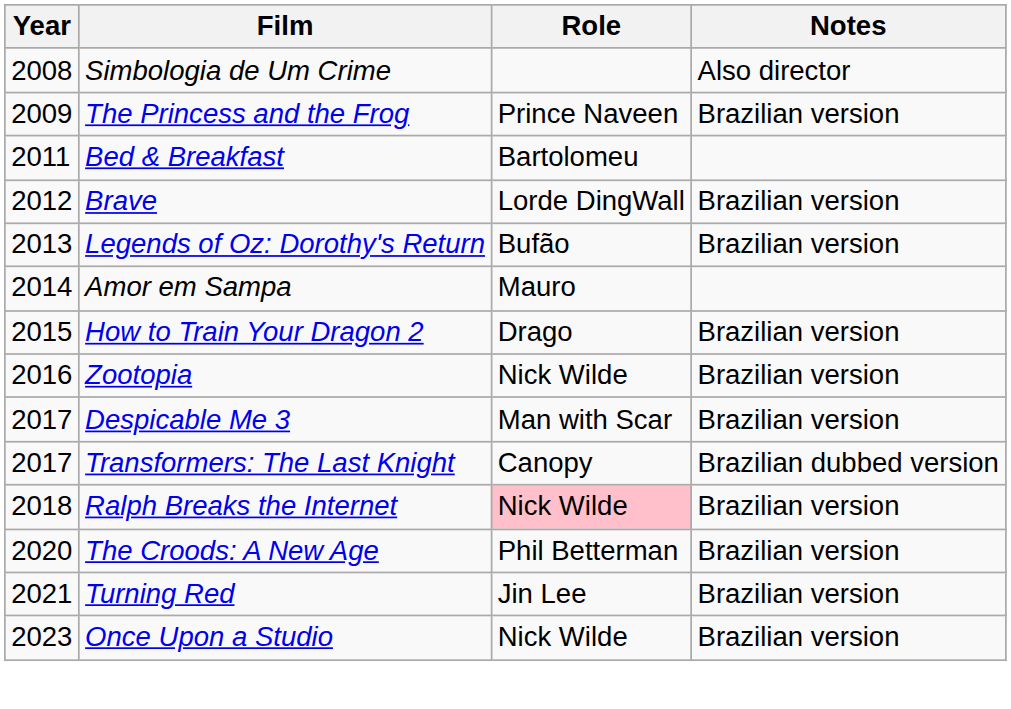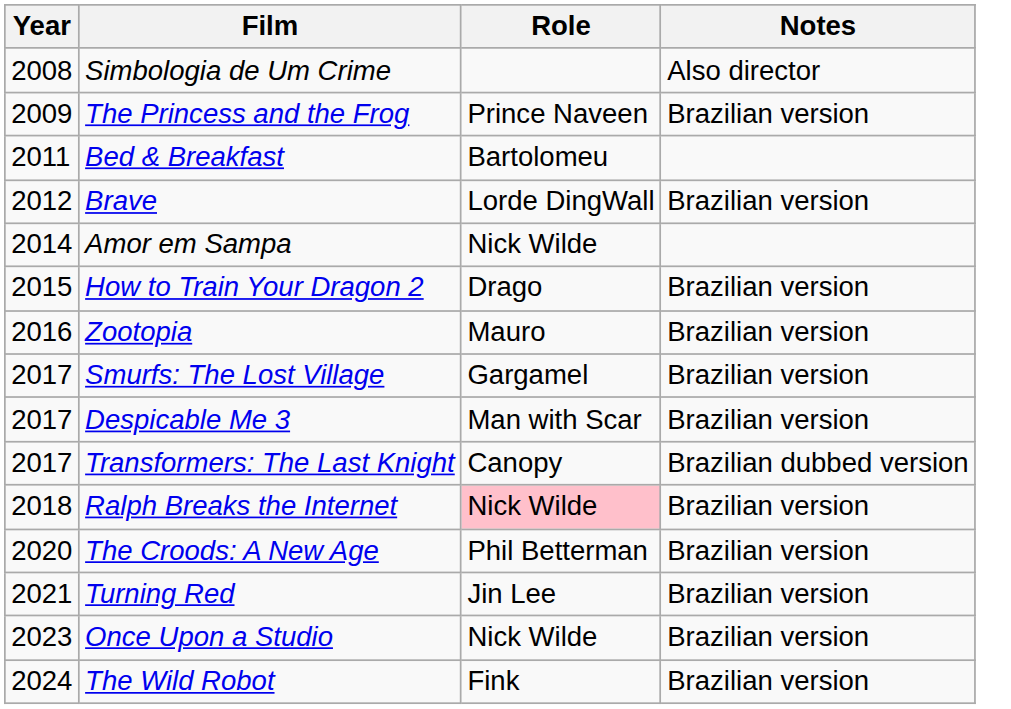- row: (285, 244)
(537, 288) Mauro -> (532, 244) Nick Wilde
(563, 375) Nick Wilde -> (506, 331) Mauro
+ row: (235, 375)
+ row: (180, 680)
